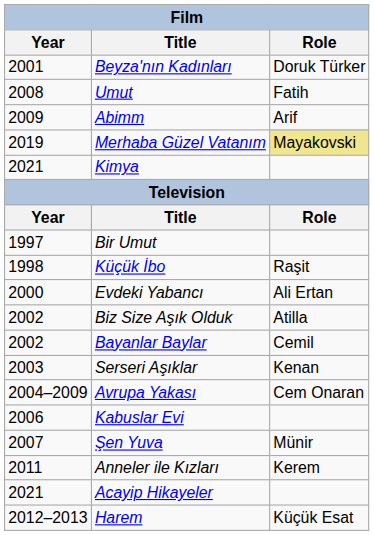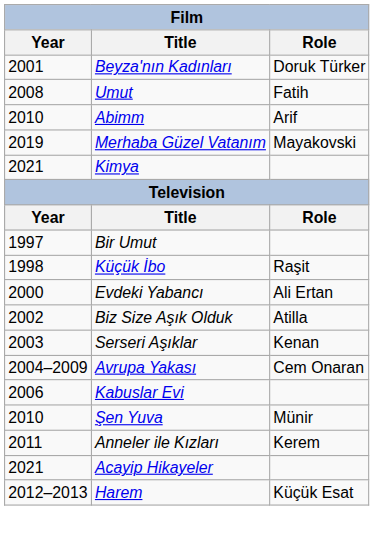(26, 118) 2009 -> (26, 118) 2010
(315, 143) khaki background -> (315, 143) no background
- row: (151, 343)
(26, 443) 2007 -> (26, 418) 2010
